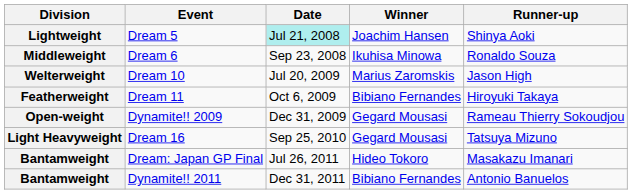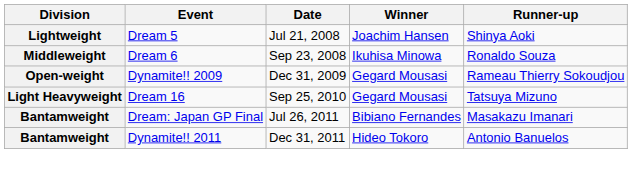(304, 35) paleturquoise background -> (304, 35) no background
- row: (156, 76)
- row: (156, 96)
(390, 158) Hideo Tokoro -> (407, 117) Bibiano Fernandes
(407, 179) Bibiano Fernandes -> (390, 138) Hideo Tokoro
